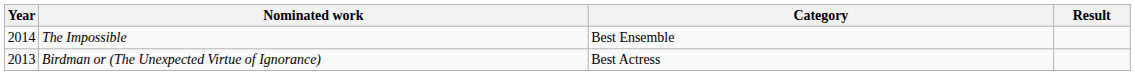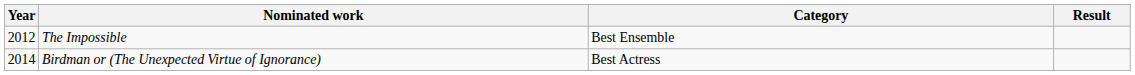(22, 37) 2014 -> (22, 37) 2012
(22, 59) 2013 -> (22, 59) 2014
